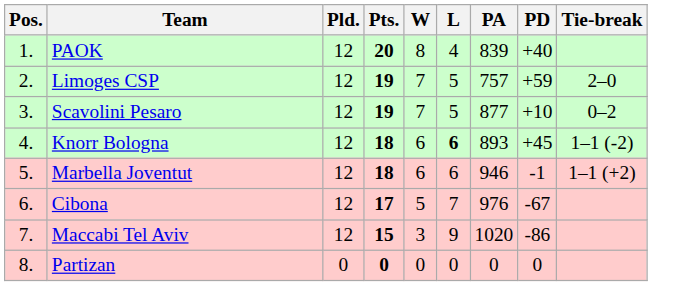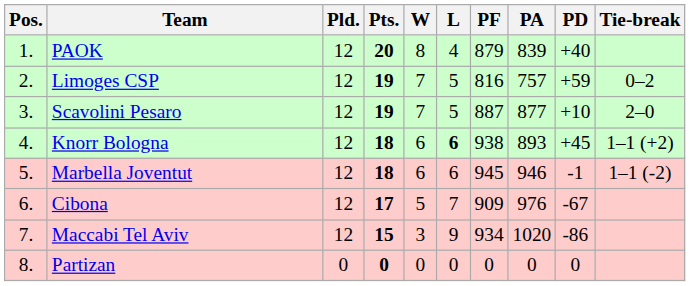+ column: (489, 19)
(602, 81) 2–0 -> (640, 81) 0–2
(602, 111) 0–2 -> (640, 111) 2–0
(602, 142) 1–1 (-2) -> (640, 142) 1–1 (+2)
(602, 173) 1–1 (+2) -> (640, 173) 1–1 (-2)
